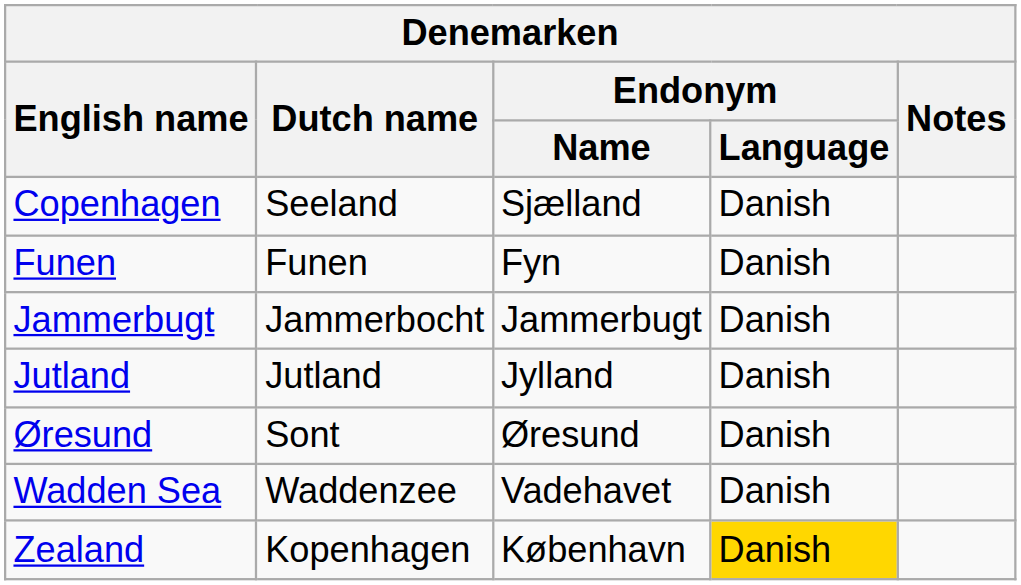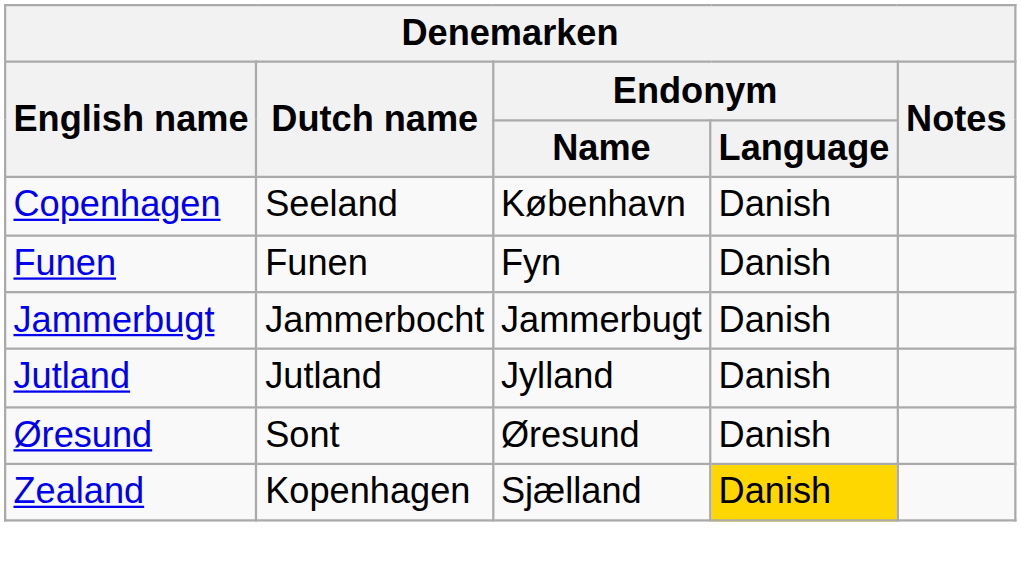(571, 205) Sjælland -> (593, 205) København
- row: (117, 491)
(593, 549) København -> (571, 491) Sjælland
